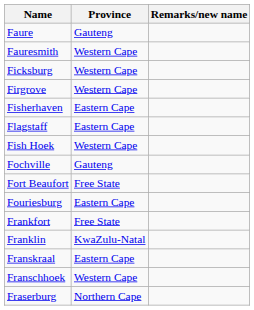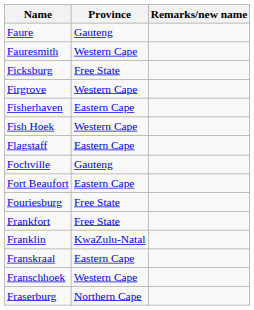(106, 70) Western Cape -> (97, 70) Free State
rows swapped: (31, 145) <-> (27, 126)
(97, 183) Free State -> (104, 183) Eastern Cape
(104, 202) Eastern Cape -> (97, 202) Free State
